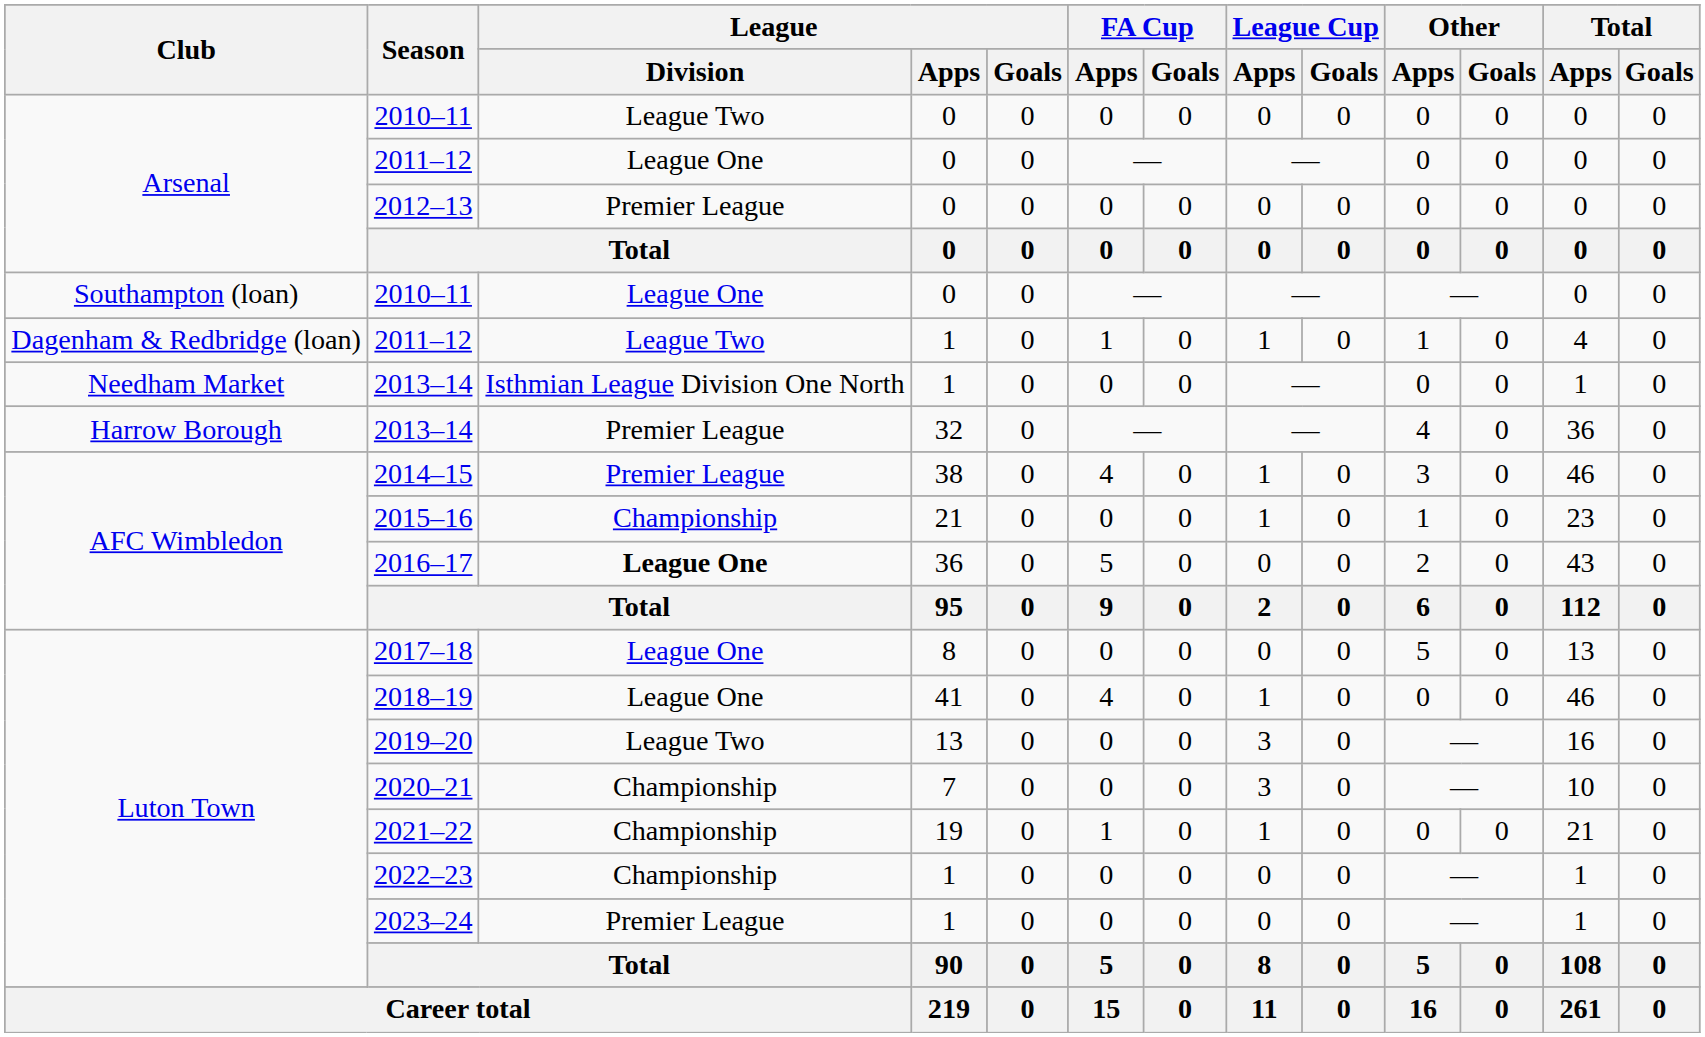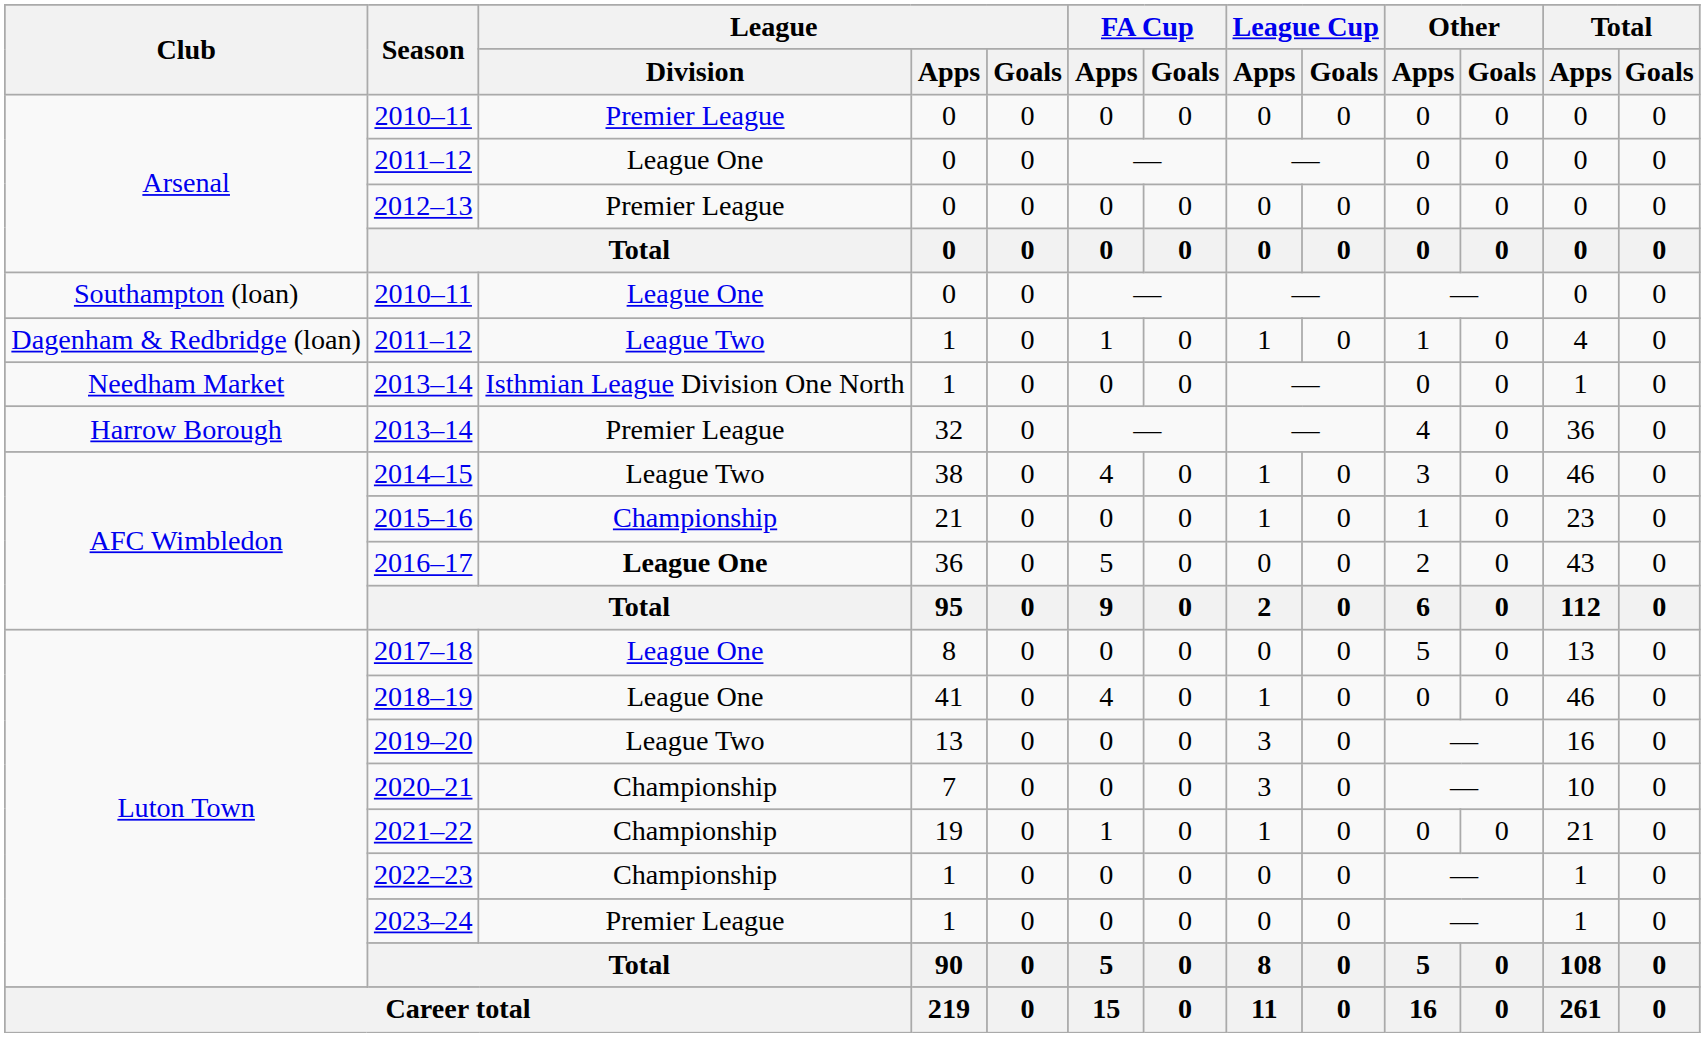(695, 116) League Two -> (695, 116) Premier League
(695, 473) Premier League -> (695, 473) League Two
